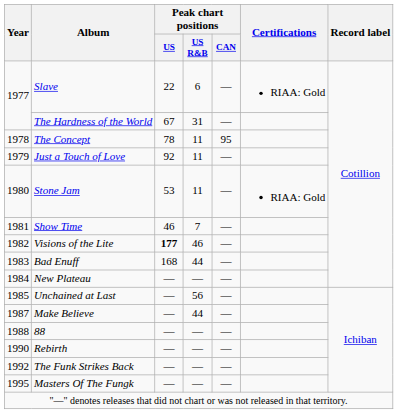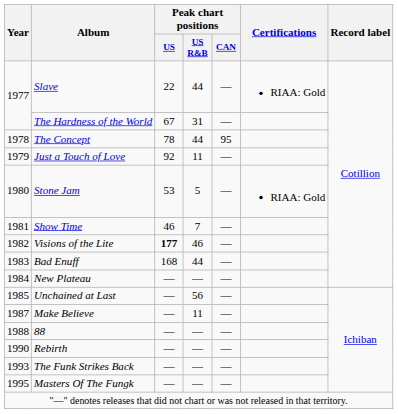(198, 86) 6 -> (198, 86) 44
(198, 139) 11 -> (198, 139) 44
(198, 191) 11 -> (198, 191) 5
(198, 313) 44 -> (198, 313) 11
(18, 366) 1992 -> (18, 366) 1993
